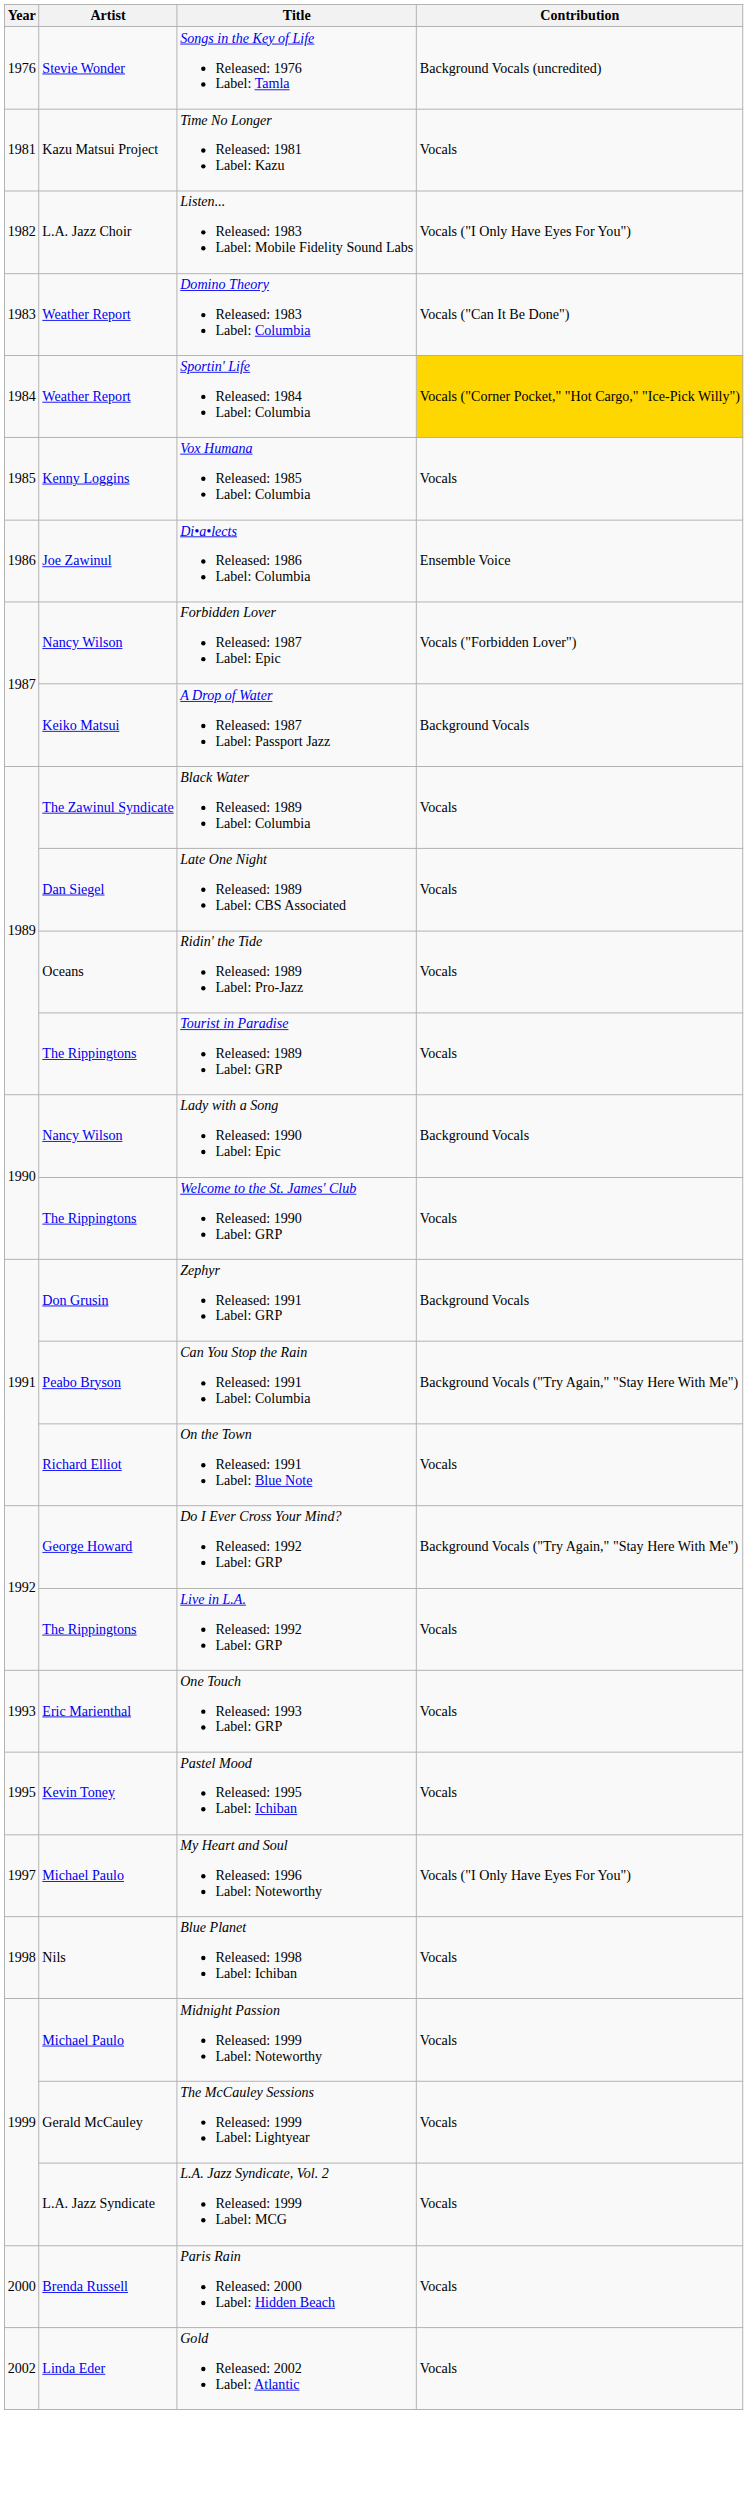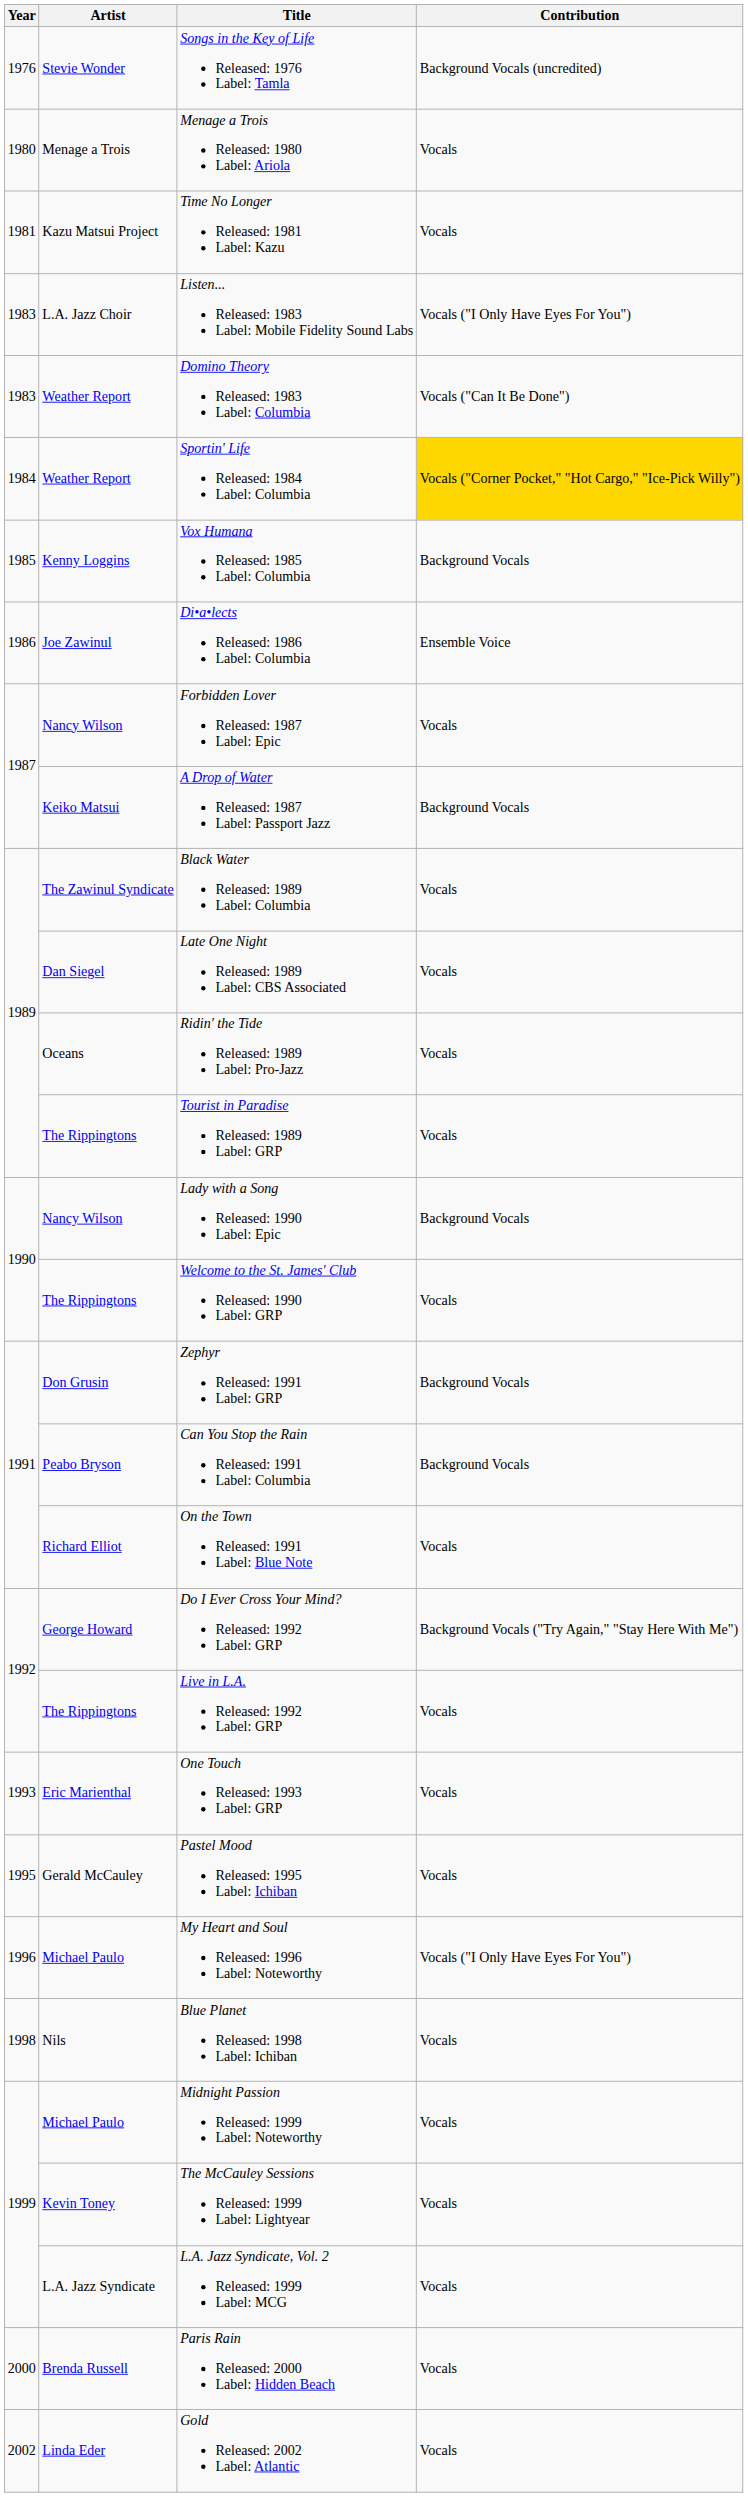+ row: (297, 143)
(22, 232) 1982 -> (22, 314) 1983
(438, 478) Vocals -> (474, 560) Background Vocals
(498, 643) Vocals ("Forbidden Lover") -> (438, 725) Vocals
(579, 1382) Background Vocals ("Try Again," "Stay Here With Me") -> (474, 1464) Background Vocals
(79, 1793) Kevin Toney -> (93, 1875) Gerald McCauley
(22, 1875) 1997 -> (22, 1957) 1996
(93, 2122) Gerald McCauley -> (79, 2204) Kevin Toney
